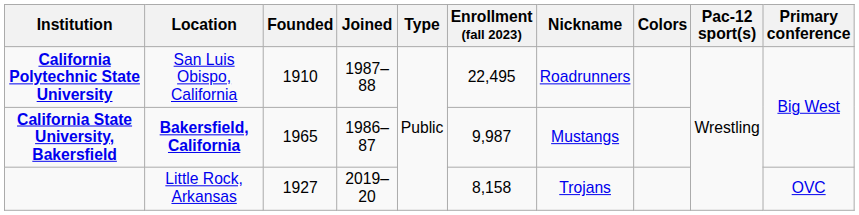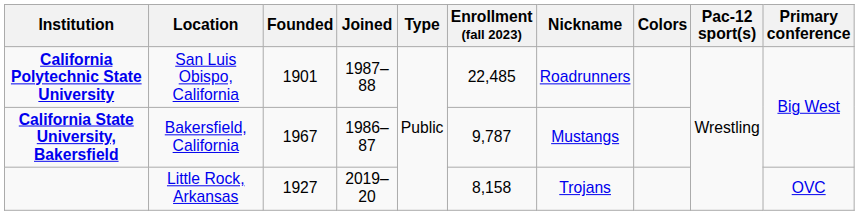(300, 77) 1910 -> (300, 77) 1901
(492, 77) 22,495 -> (492, 77) 22,485
(204, 137) bold -> (206, 137) normal
(300, 137) 1965 -> (300, 137) 1967
(492, 137) 9,987 -> (492, 137) 9,787
